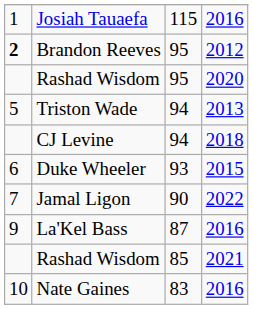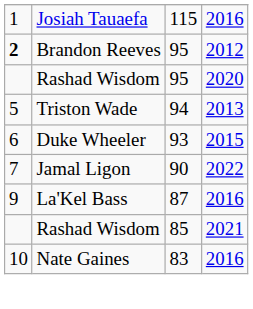- row: (75, 139)
